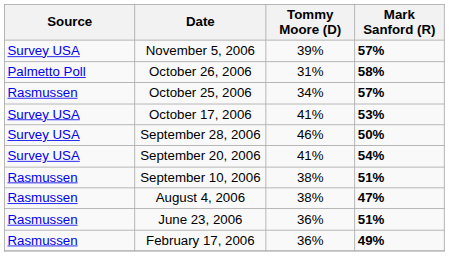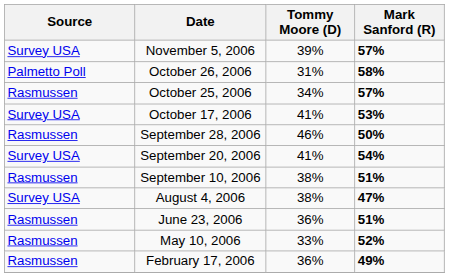(44, 135) Survey USA -> (43, 135) Rasmussen
(43, 198) Rasmussen -> (44, 198) Survey USA
+ row: (200, 240)
